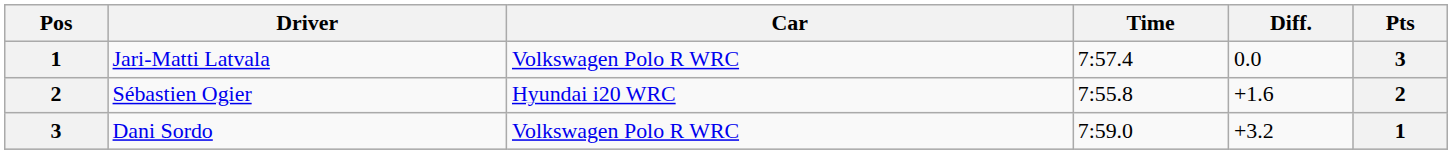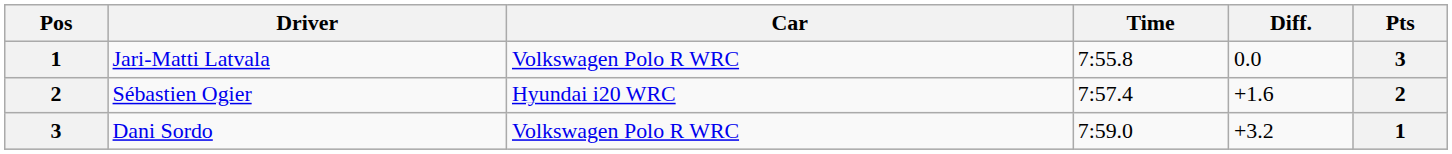(1105, 59) 7:57.4 -> (1105, 59) 7:55.8
(1105, 95) 7:55.8 -> (1105, 95) 7:57.4
